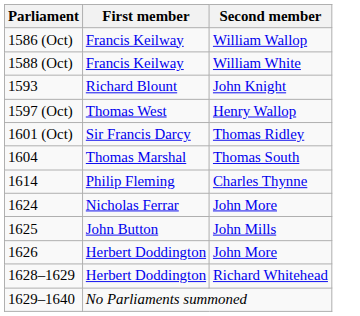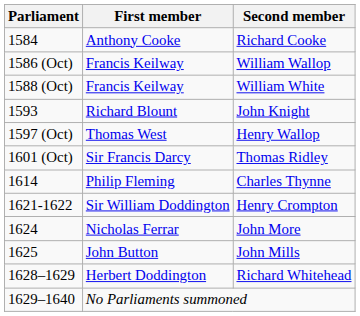+ row: (23, 39)
- row: (23, 157)
+ row: (40, 205)
- row: (23, 252)
